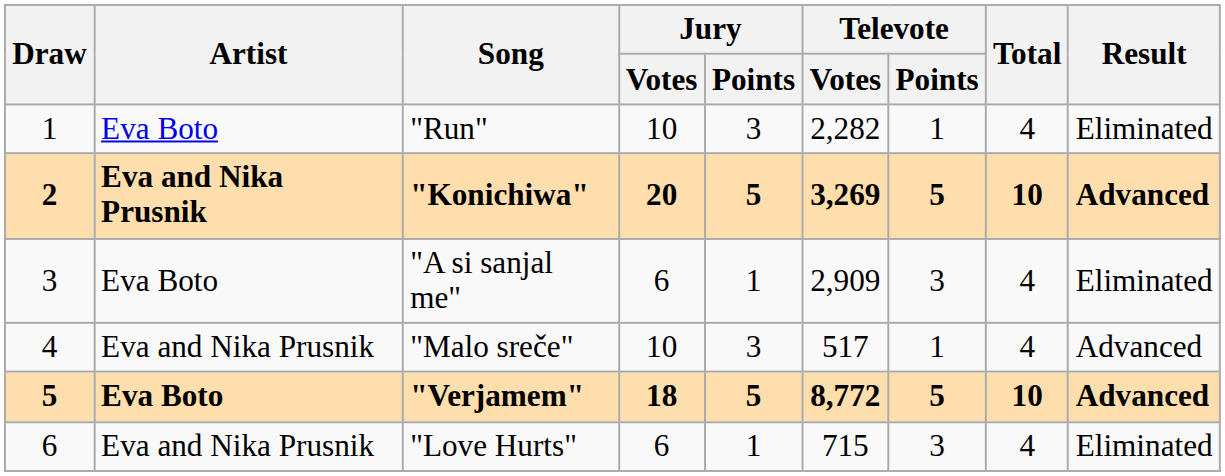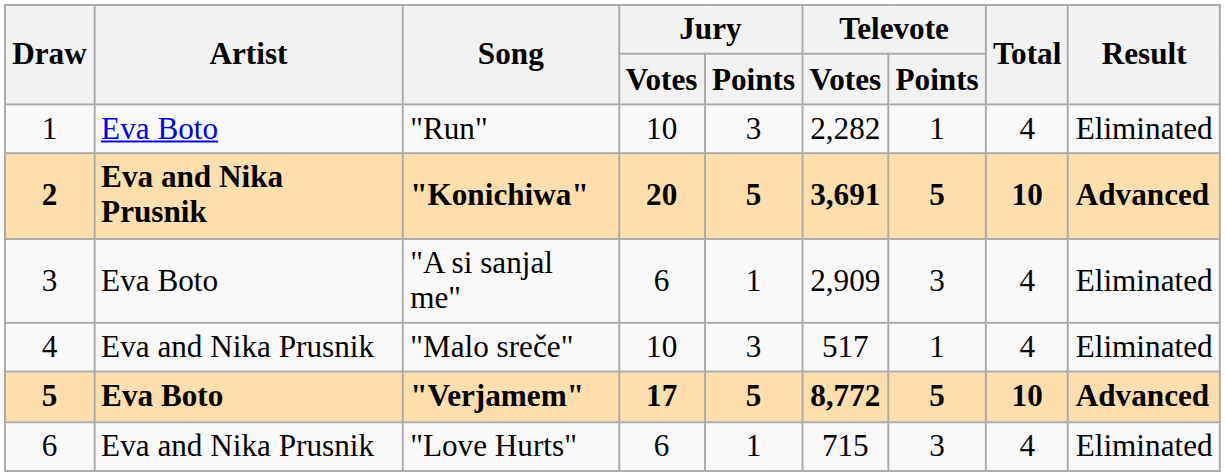(845, 195) 3,269 -> (845, 195) 3,691
(1139, 346) Advanced -> (1144, 346) Eliminated
(662, 396) 18 -> (662, 396) 17
